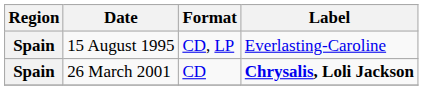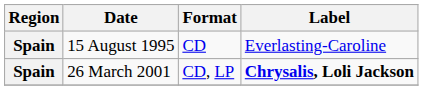(208, 44) CD, LP -> (194, 44) CD
(194, 71) CD -> (208, 71) CD, LP
